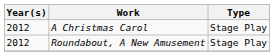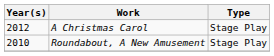(18, 43) 2012 -> (18, 43) 2010
